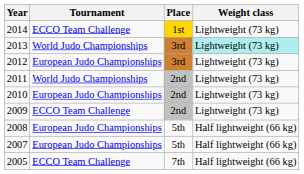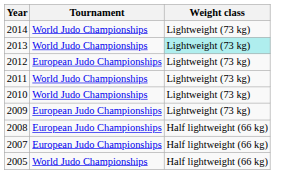- column: (178, 12)
(81, 29) ECCO Team Challenge -> (90, 29) World Judo Championships
(97, 95) European Judo Championships -> (90, 95) World Judo Championships
(81, 111) ECCO Team Challenge -> (97, 111) European Judo Championships
(81, 161) ECCO Team Challenge -> (90, 161) World Judo Championships
